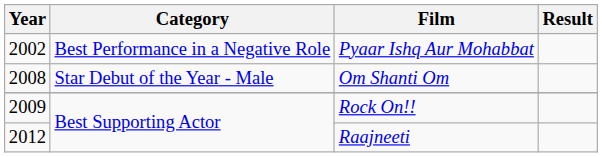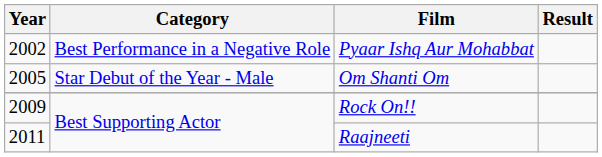(27, 78) 2008 -> (27, 78) 2005
(27, 136) 2012 -> (27, 136) 2011
